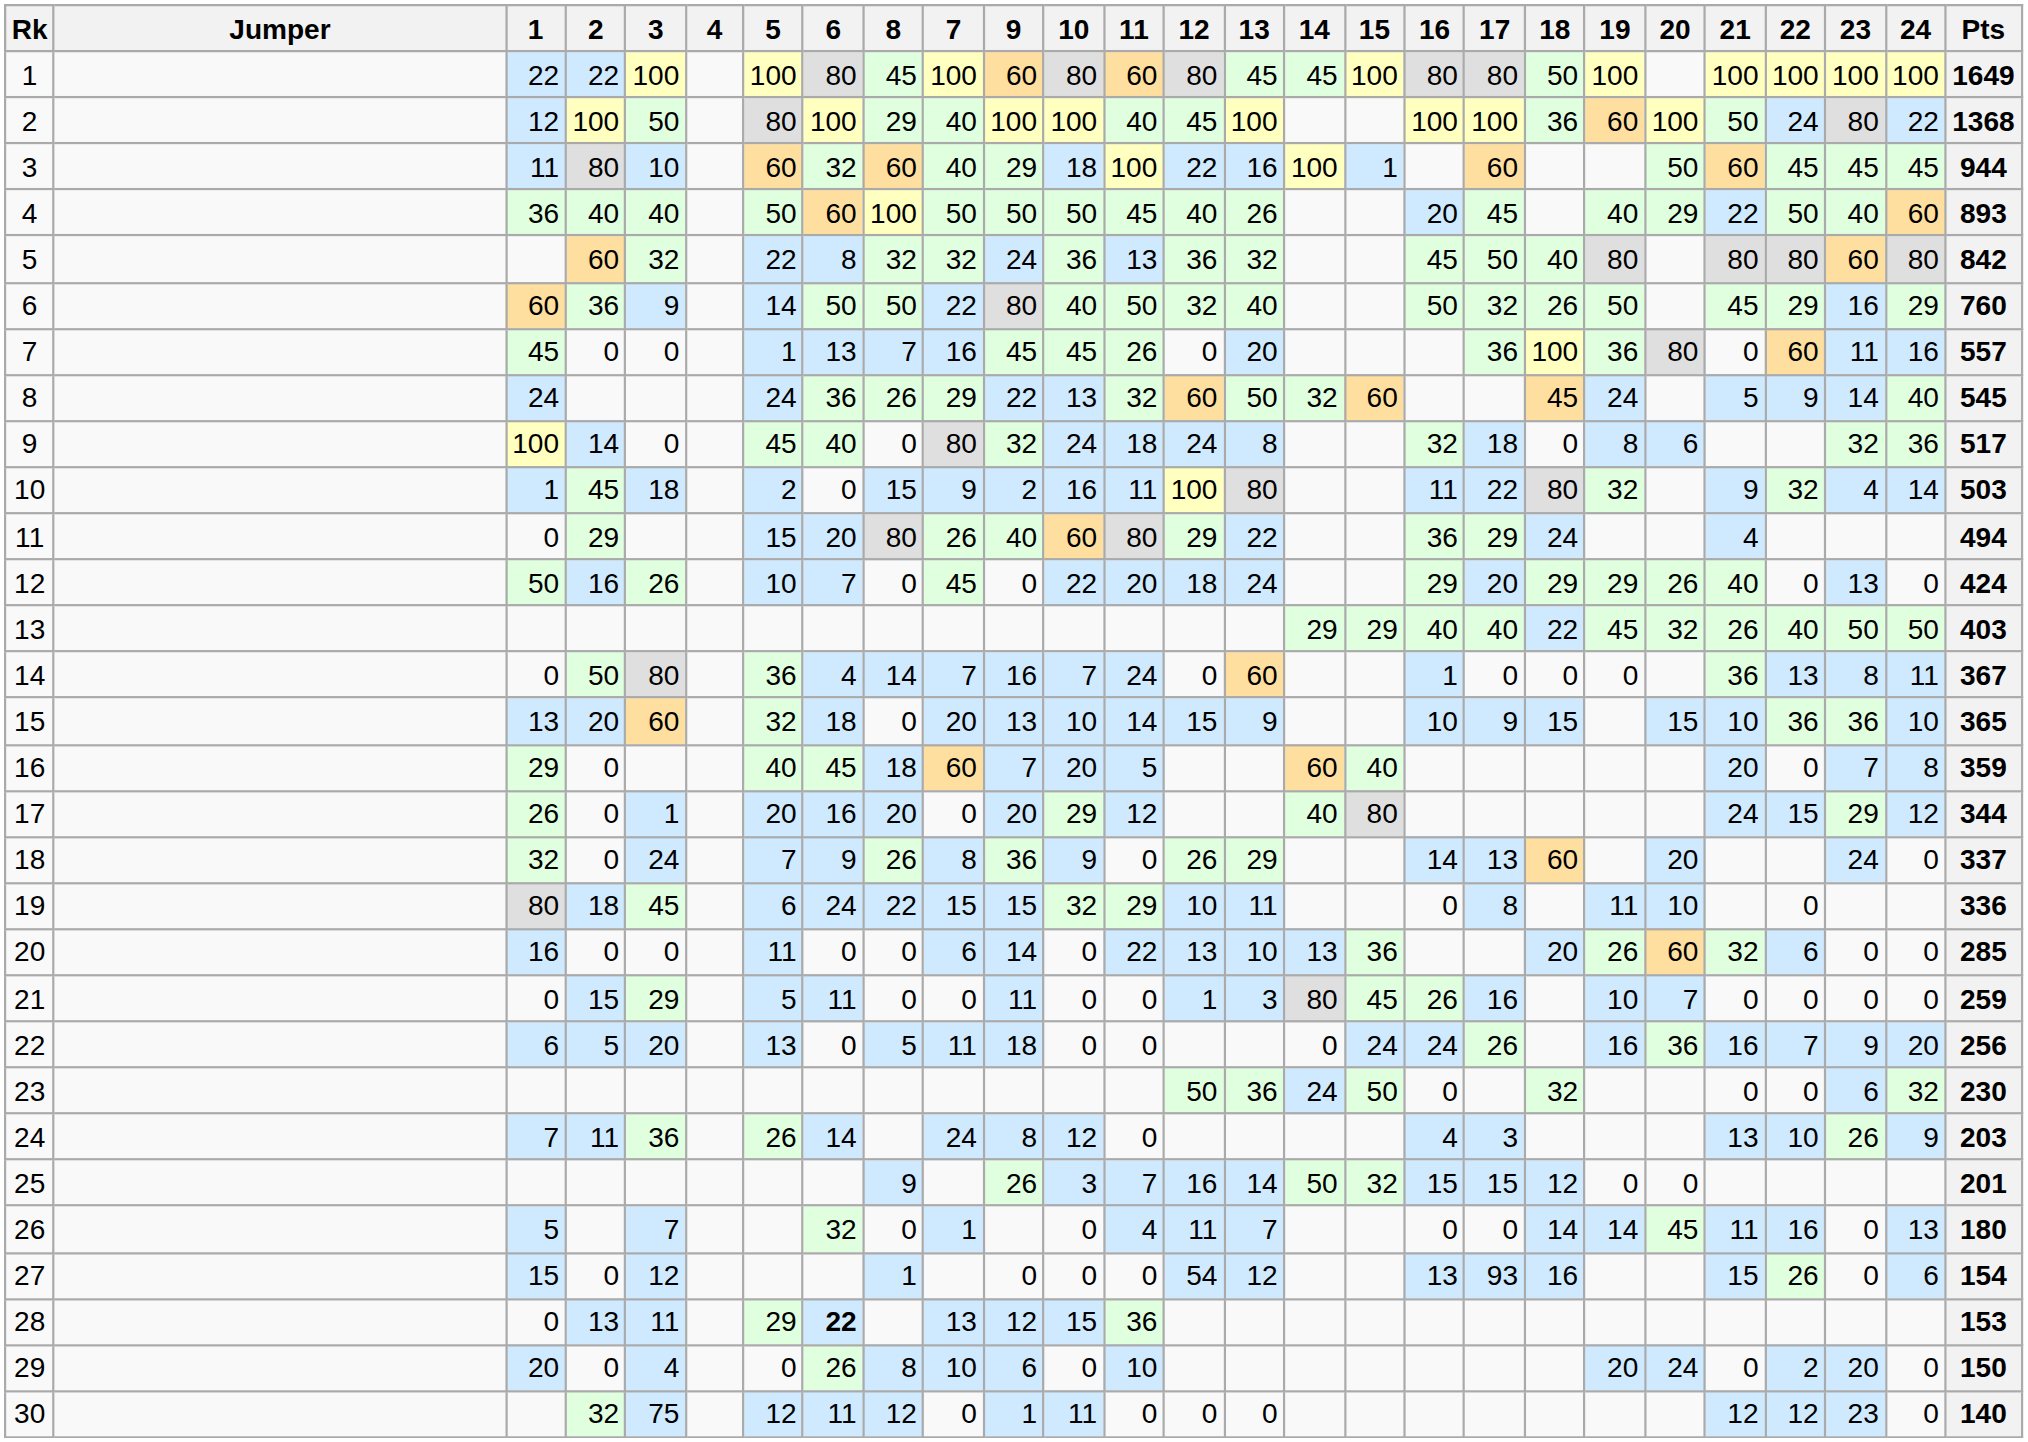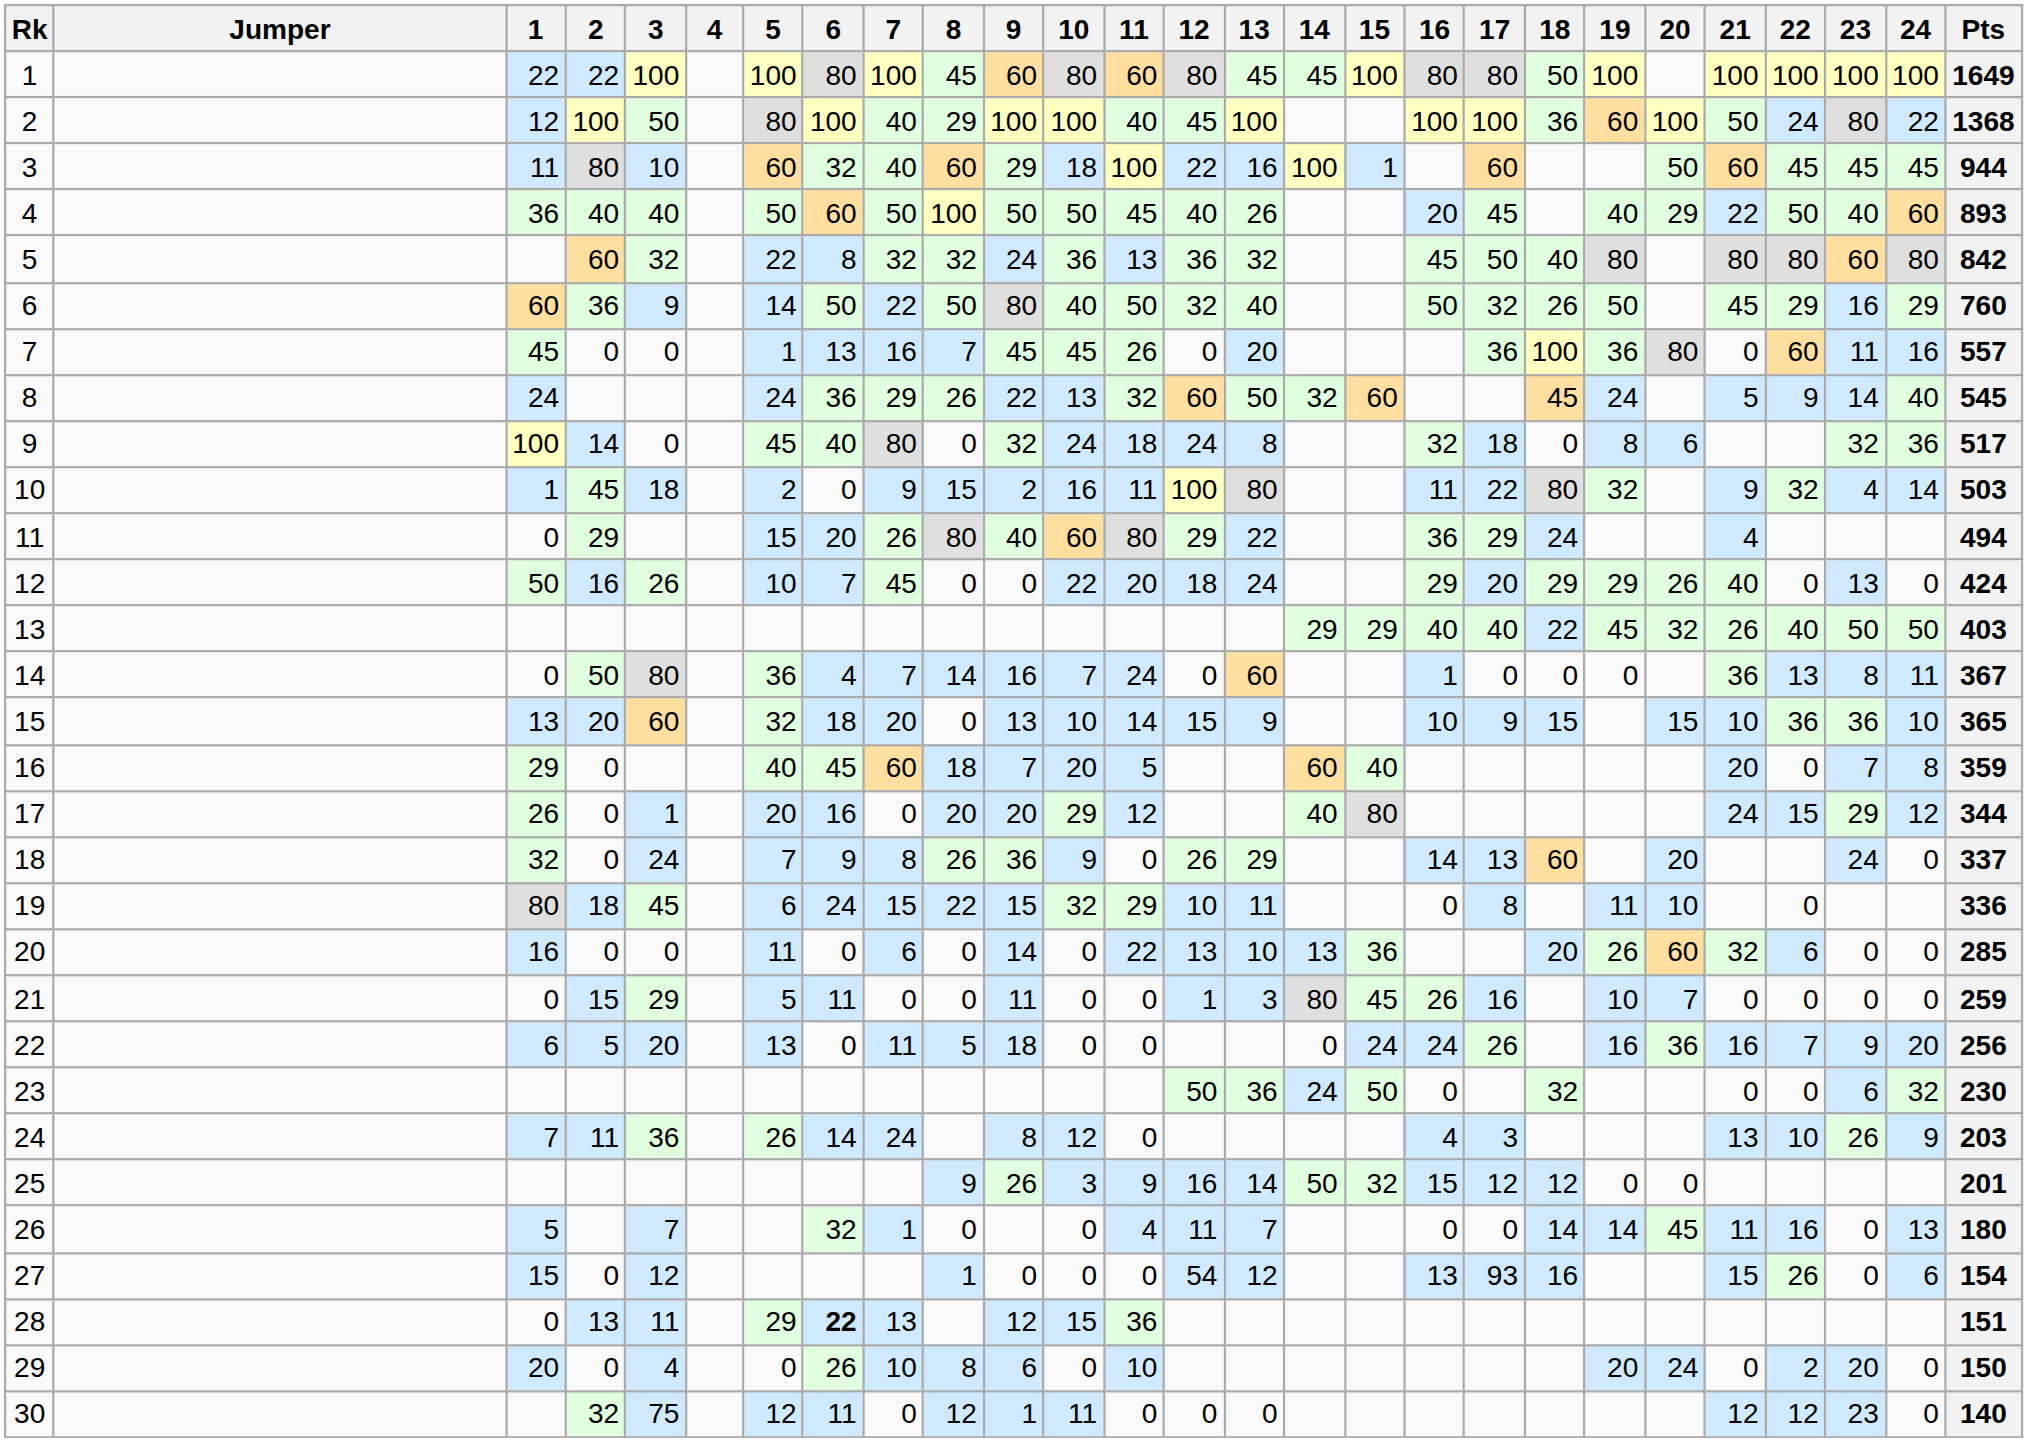columns swapped: (954, 28) <-> (893, 28)
(1150, 1183) 7 -> (1150, 1183) 9
(1502, 1183) 15 -> (1502, 1183) 12
(1983, 1321) 153 -> (1983, 1321) 151
